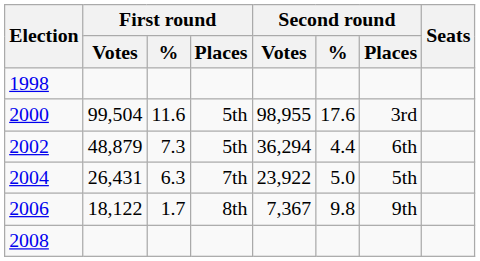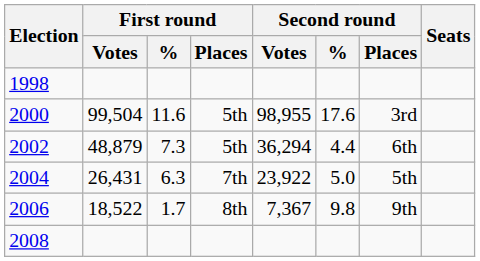(115, 209) 18,122 -> (115, 209) 18,522
